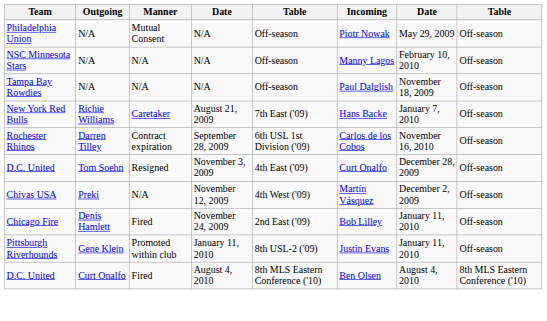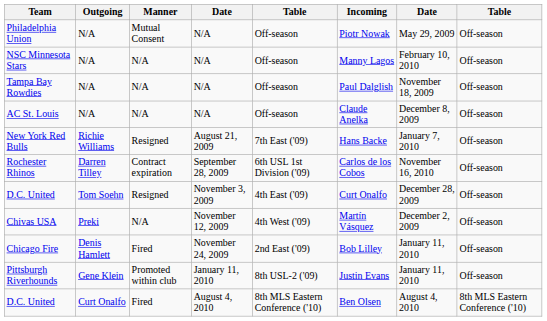+ row: (33, 114)
(151, 114) Caretaker -> (150, 141) Resigned
